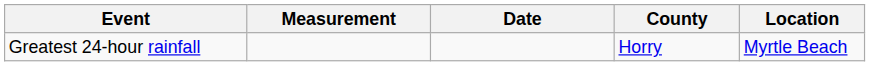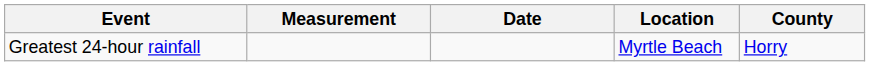columns swapped: (802, 19) <-> (677, 19)
